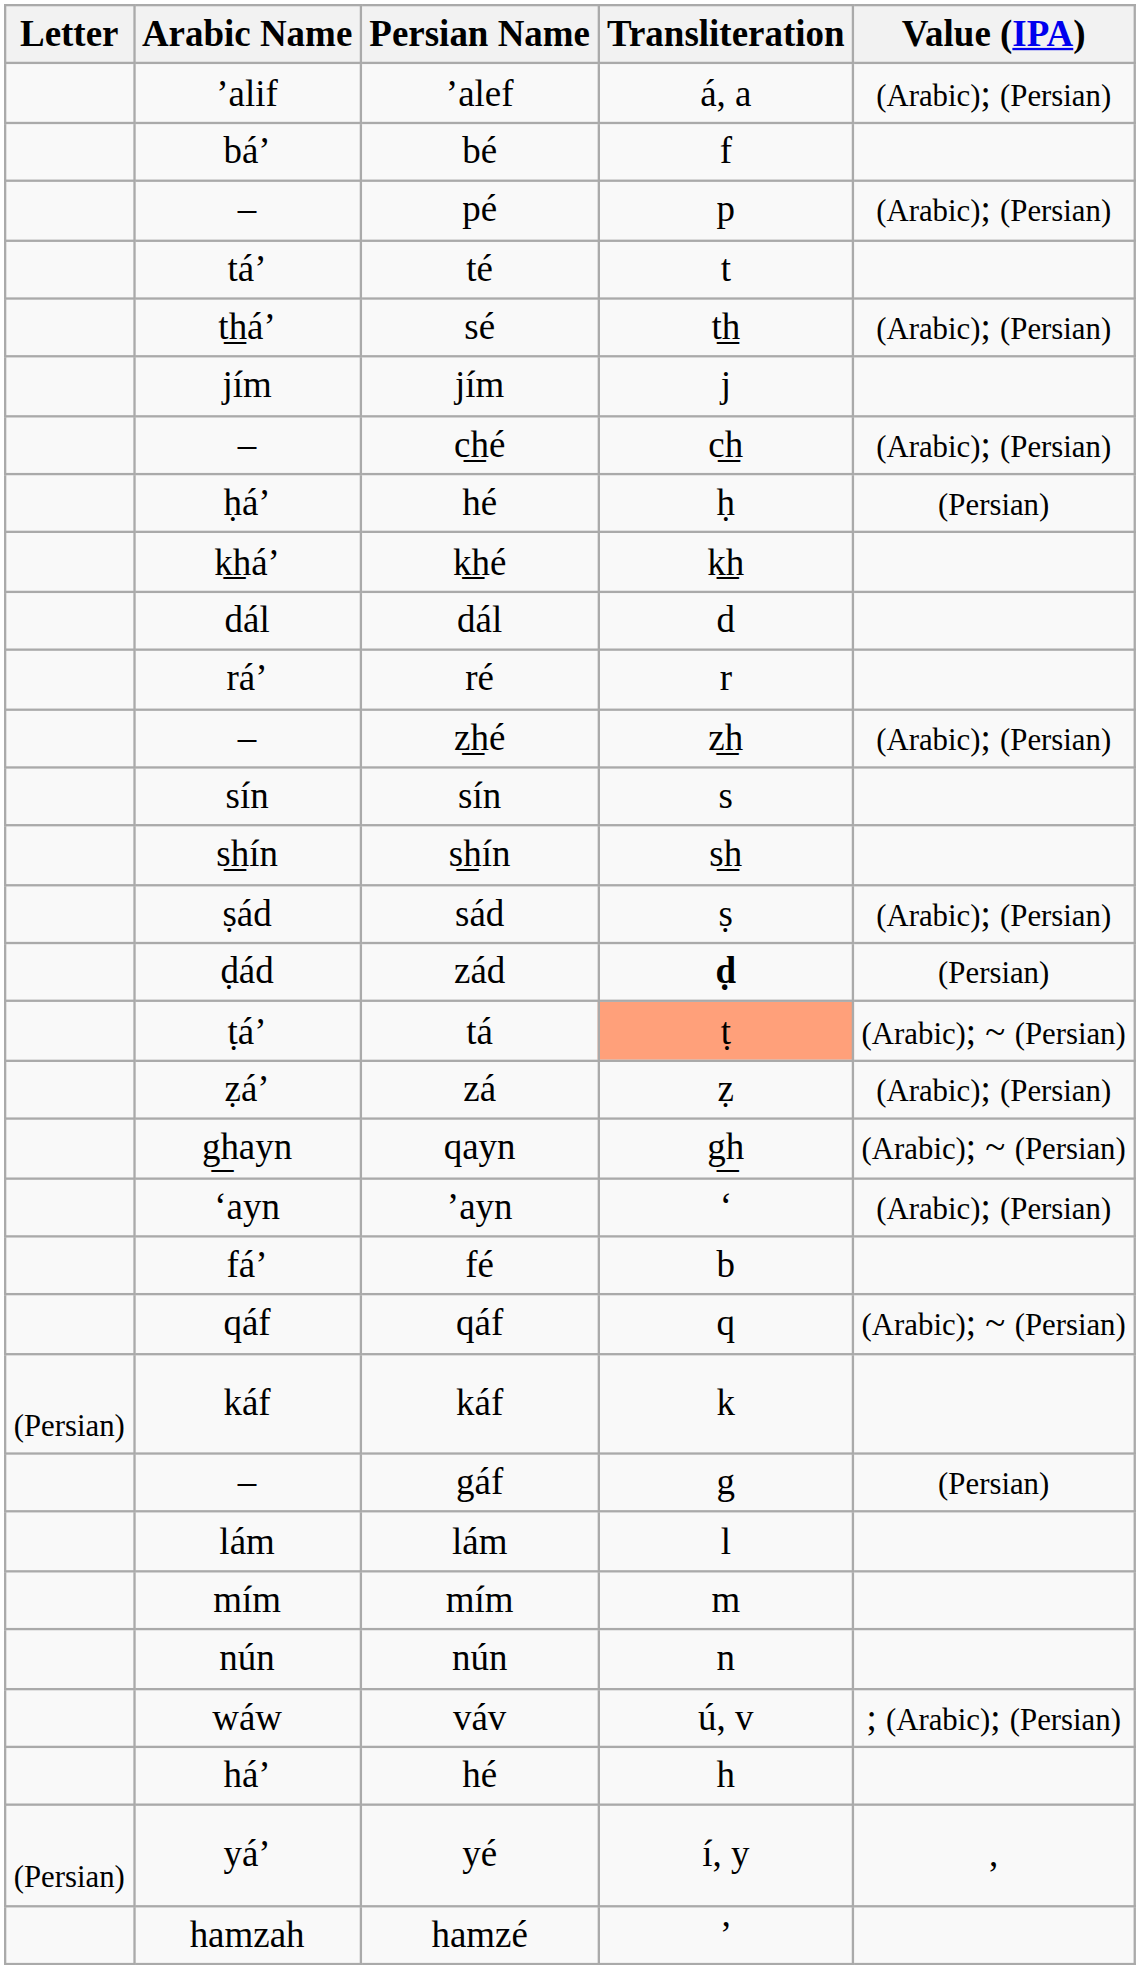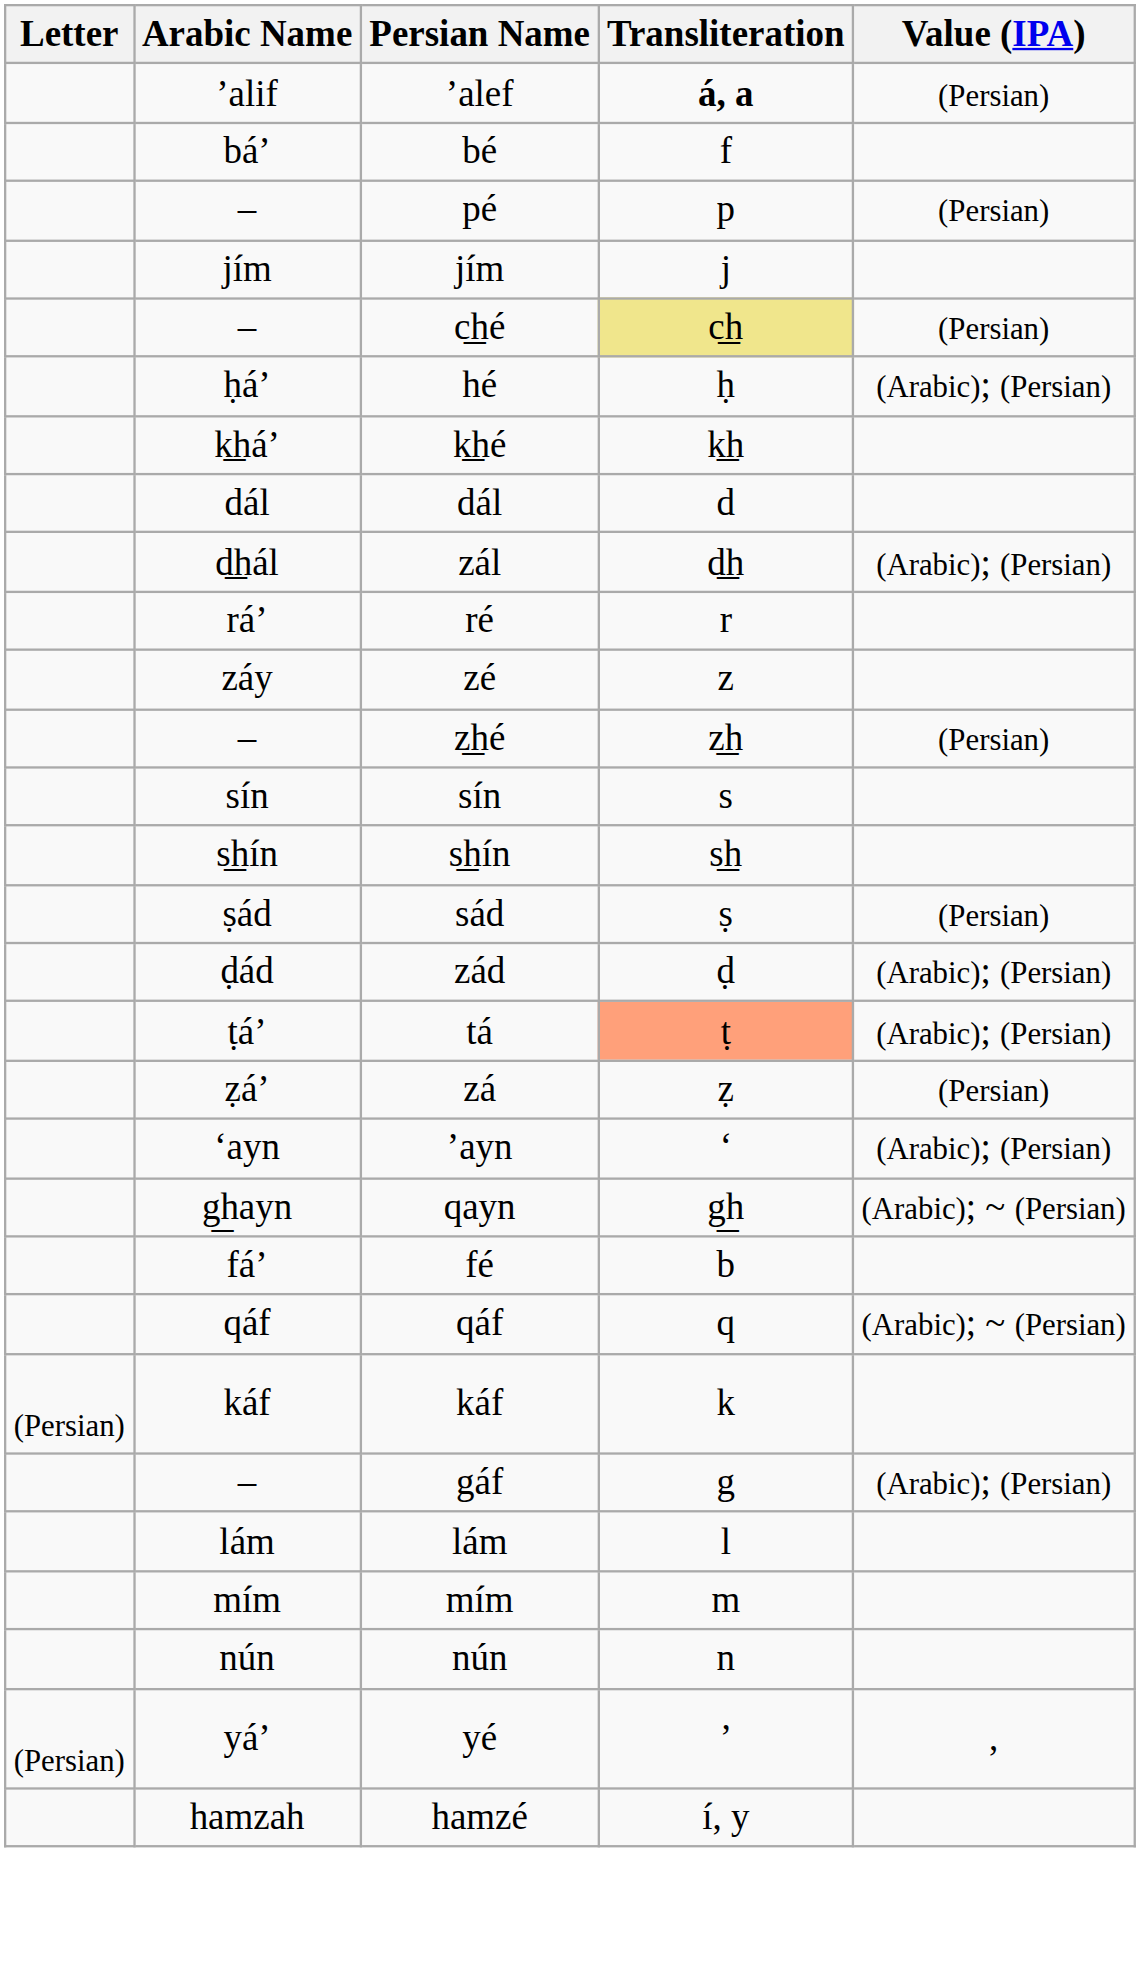(726, 92) normal -> (726, 92) bold
(994, 92) (Arabic); (Persian) -> (994, 94) (Persian)
(994, 209) (Arabic); (Persian) -> (994, 211) (Persian)
- row: (247, 268)
- row: (247, 326)
(726, 444) no background -> (726, 326) khaki background
(994, 444) (Arabic); (Persian) -> (994, 329) (Persian)
(994, 505) (Persian) -> (994, 385) (Arabic); (Persian)
+ row: (247, 561)
+ row: (247, 678)
(994, 737) (Arabic); (Persian) -> (994, 739) (Persian)
(994, 913) (Arabic); (Persian) -> (994, 915) (Persian)
(726, 971) bold -> (726, 971) normal
(994, 973) (Persian) -> (994, 971) (Arabic); (Persian)
(994, 1030) (Arabic); ~ (Persian) -> (994, 1030) (Arabic); (Persian)
(994, 1088) (Arabic); (Persian) -> (994, 1091) (Persian)
rows swapped: (247, 1206) <-> (247, 1147)
(994, 1484) (Persian) -> (994, 1482) (Arabic); (Persian)
- row: (247, 1716)
- row: (247, 1775)
(726, 1854) í, y -> (726, 1737) ʼ
(726, 1934) ʼ -> (726, 1816) í, y
